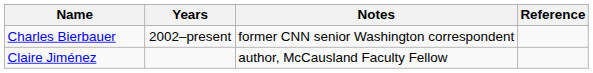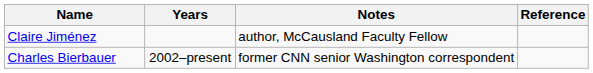rows swapped: (62, 36) <-> (52, 57)
